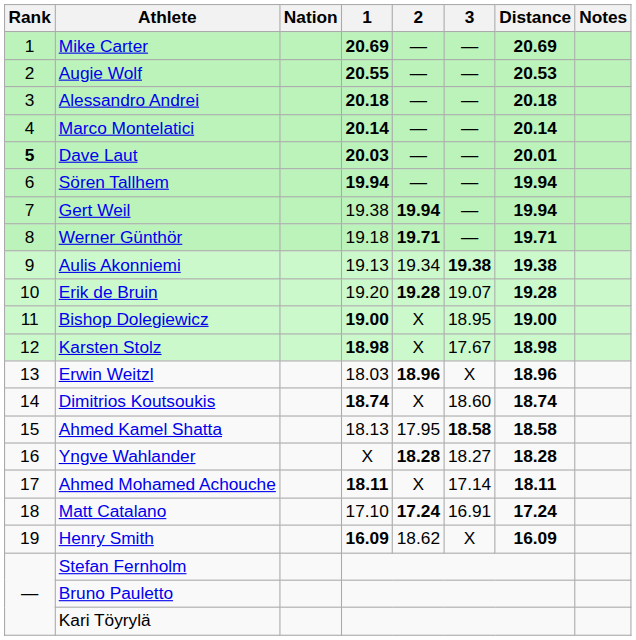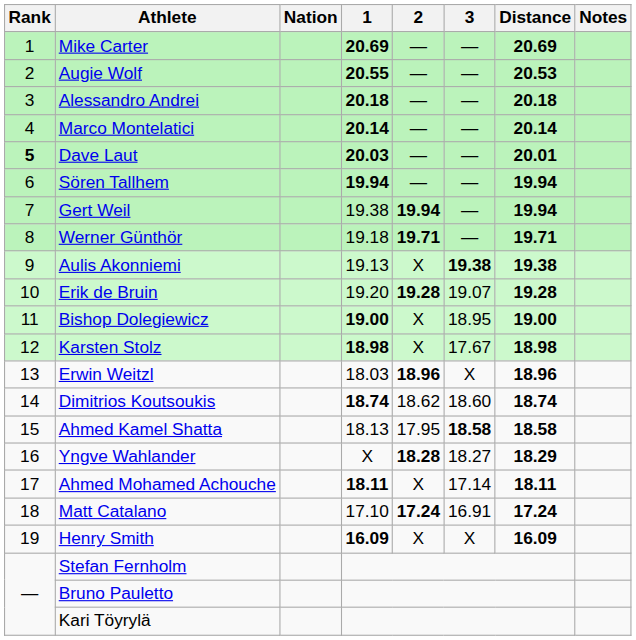(418, 264) 19.34 -> (418, 264) X
(418, 401) X -> (418, 401) 18.62
(535, 456) 18.28 -> (535, 456) 18.29
(418, 538) 18.62 -> (418, 538) X
